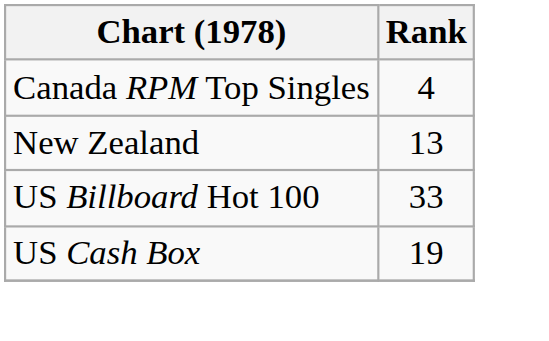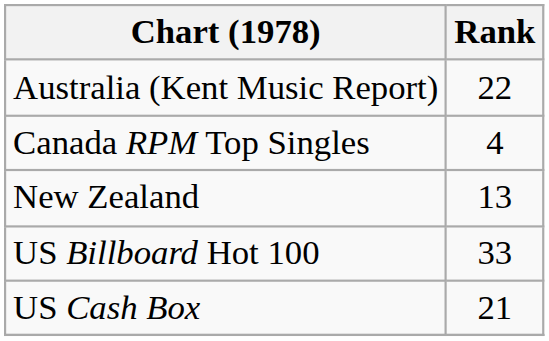+ row: (226, 87)
(426, 252) 19 -> (495, 307) 21
